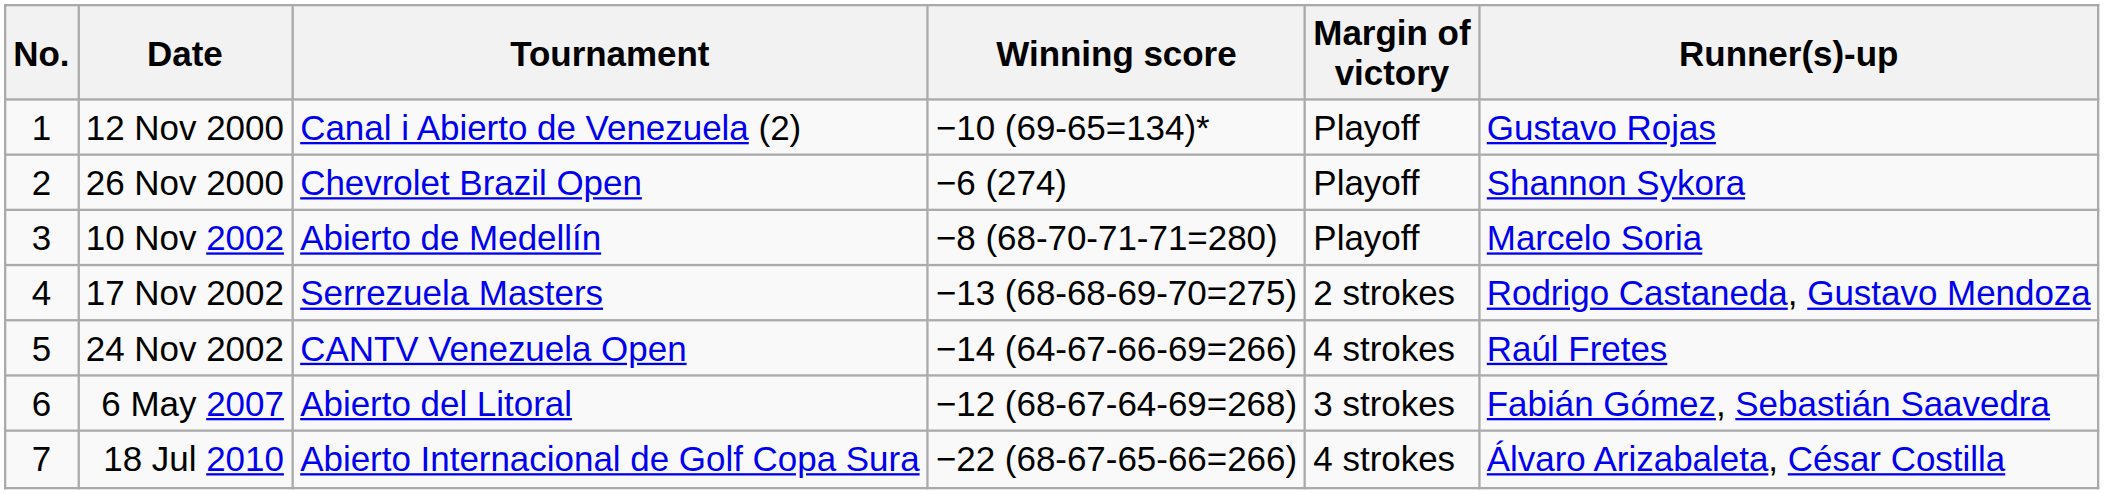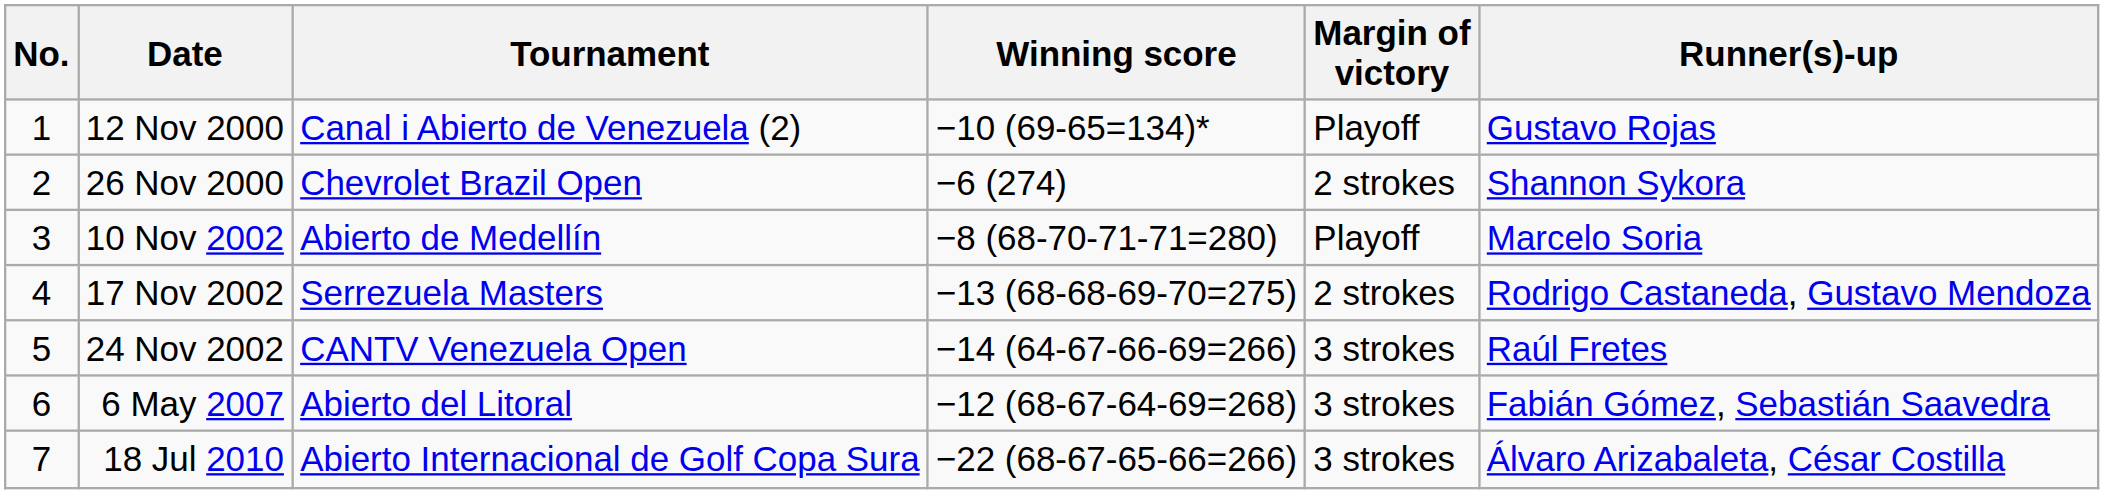(1366, 183) Playoff -> (1384, 183) 2 strokes
(1384, 349) 4 strokes -> (1384, 349) 3 strokes
(1384, 460) 4 strokes -> (1384, 460) 3 strokes
